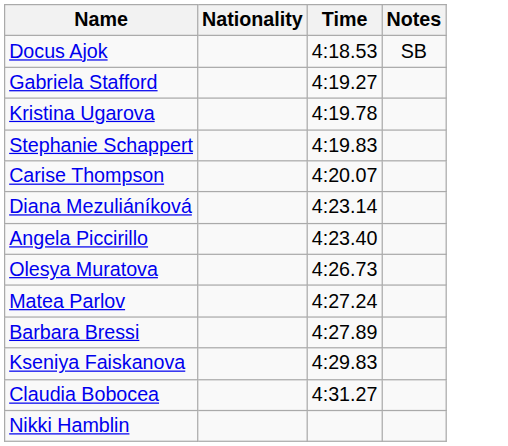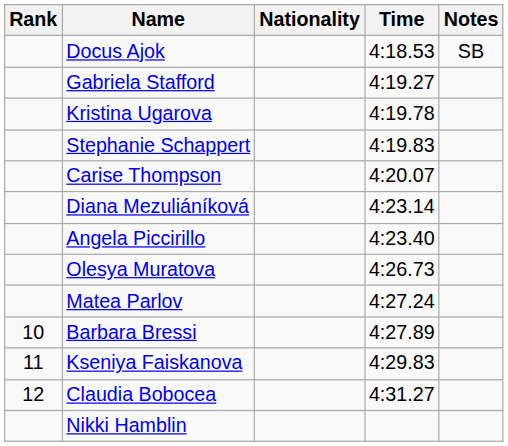+ column: (33, 20)
